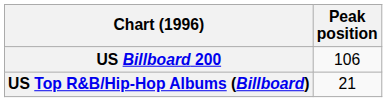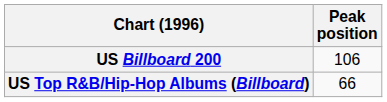(347, 84) 21 -> (347, 84) 66
